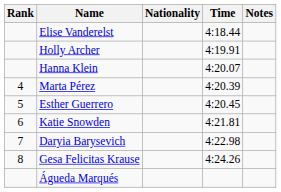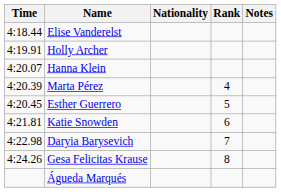columns swapped: (20, 13) <-> (223, 13)
